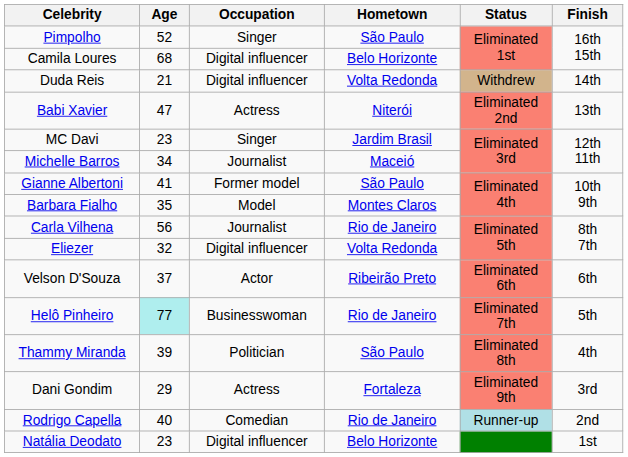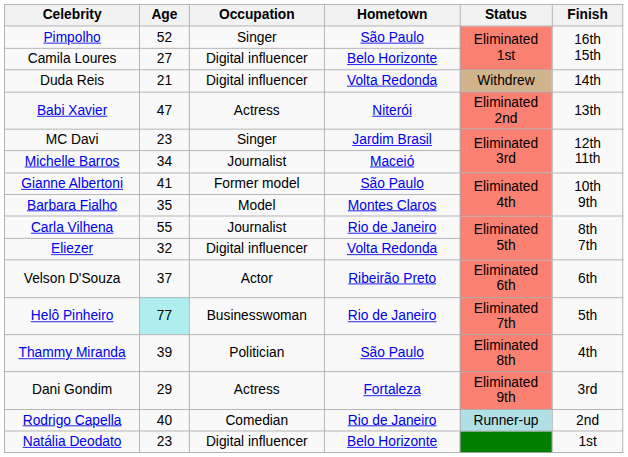(164, 59) 68 -> (164, 59) 27
(164, 227) 56 -> (164, 227) 55
